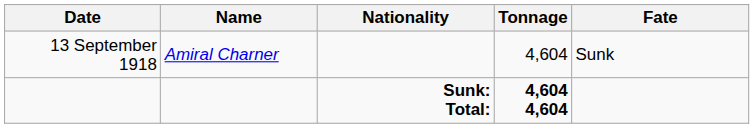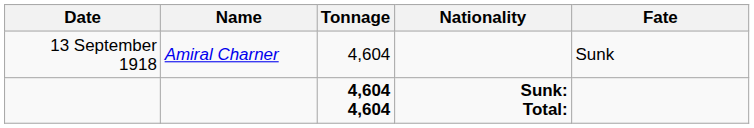columns swapped: (406, 17) <-> (533, 17)
